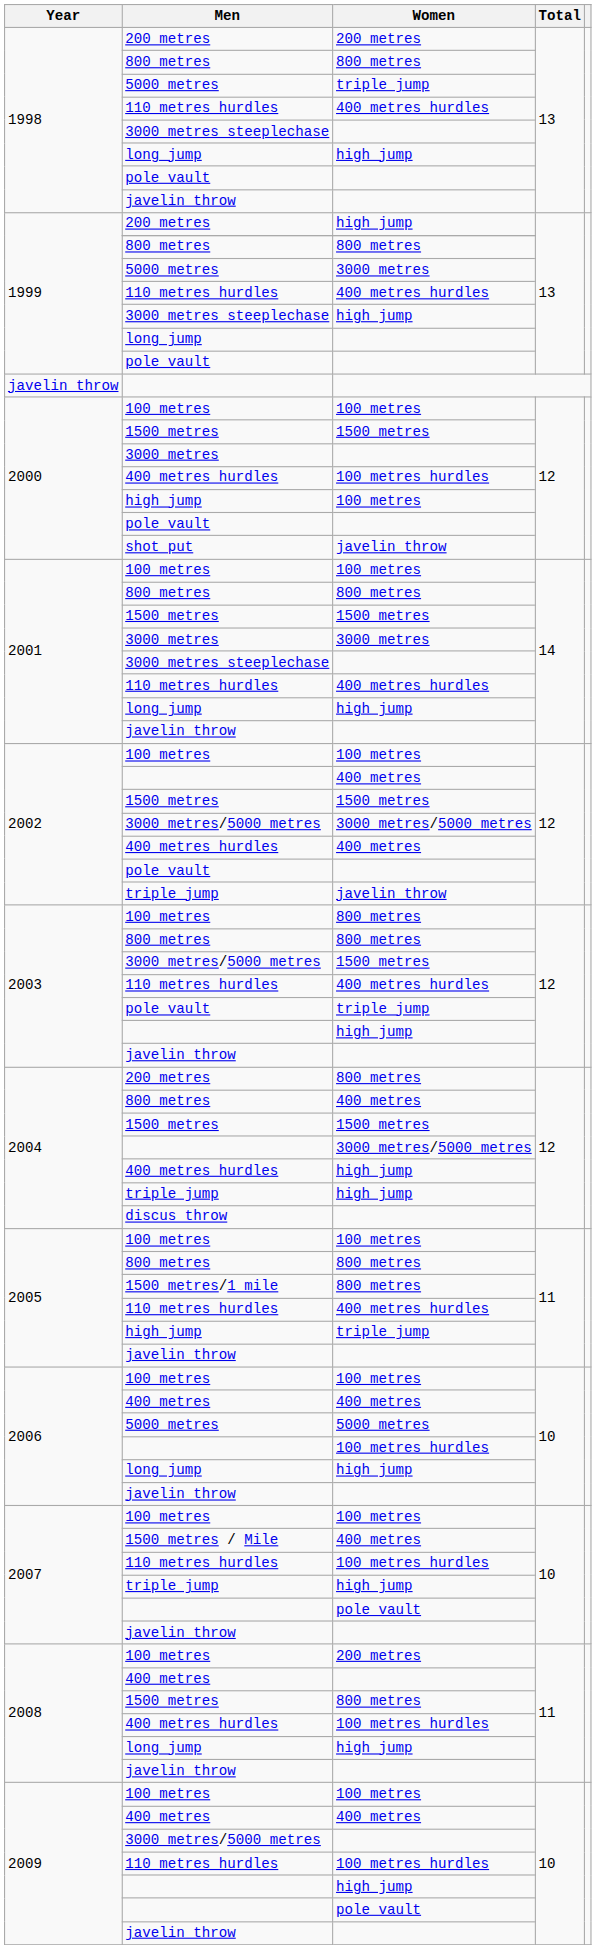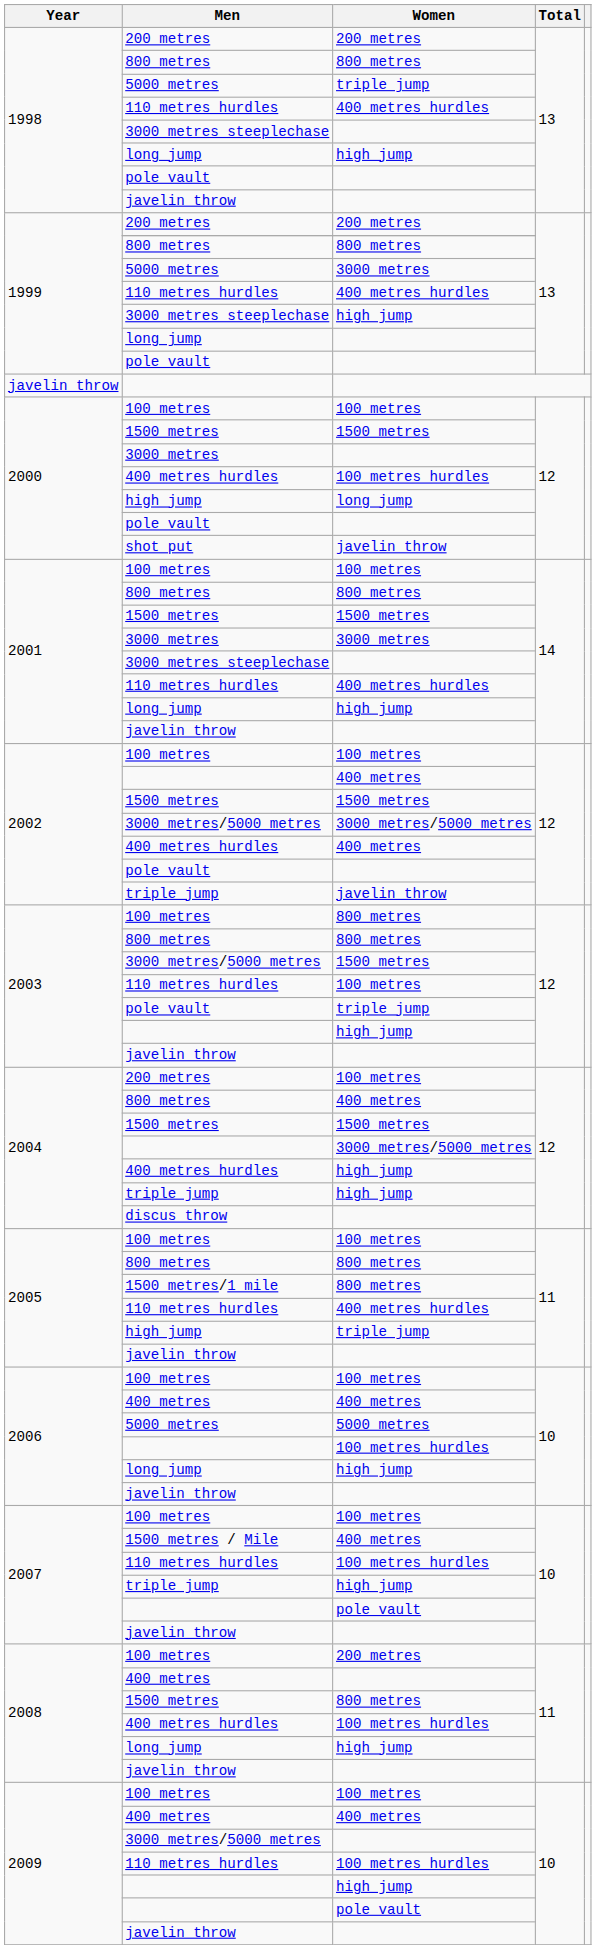(374, 224) high jump -> (379, 224) 200 metres
(379, 501) 100 metres -> (374, 501) long jump
(413, 986) 400 metres hurdles -> (379, 986) 100 metres
(379, 1078) 800 metres -> (379, 1078) 100 metres
